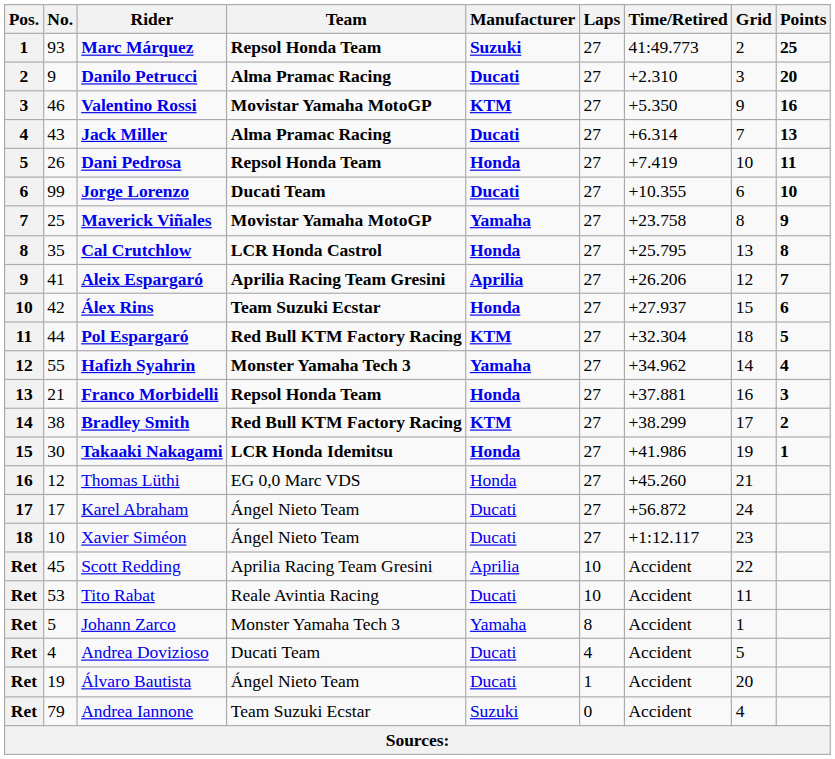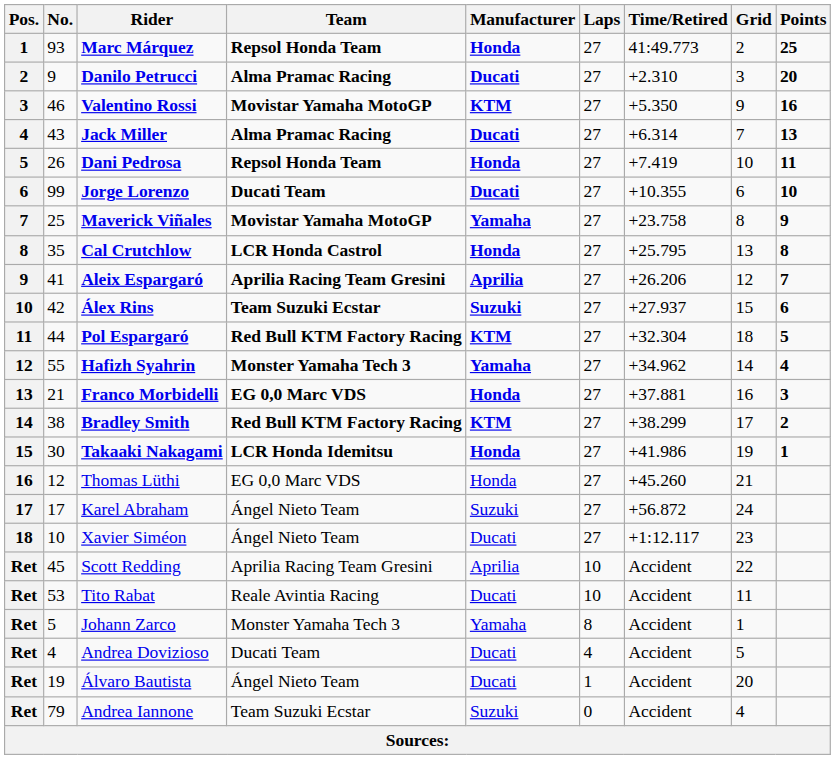(496, 47) Suzuki -> (495, 47) Honda
(495, 307) Honda -> (496, 307) Suzuki
(306, 393) Repsol Honda Team -> (298, 393) EG 0,0 Marc VDS
(493, 509) Ducati -> (494, 509) Suzuki
